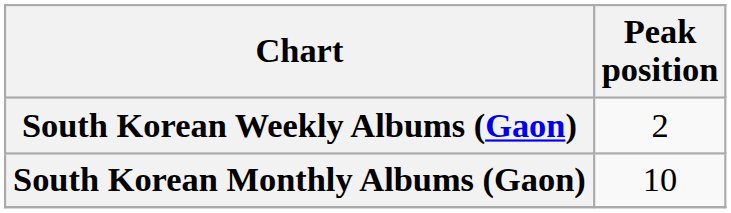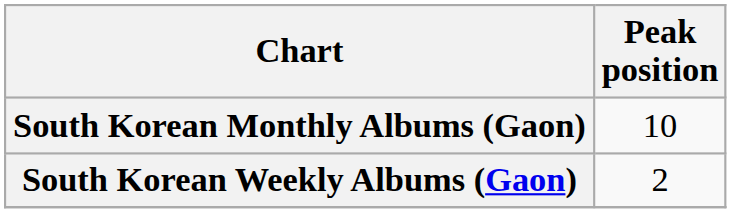rows swapped: (299, 125) <-> (299, 179)
